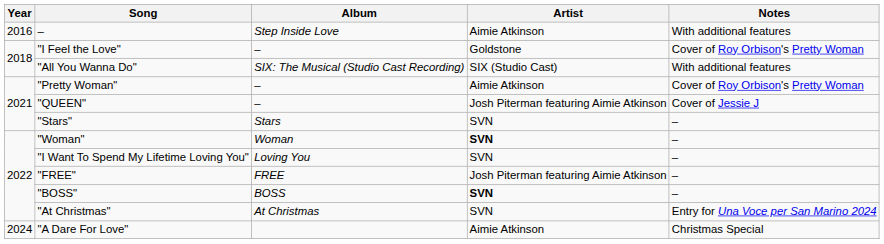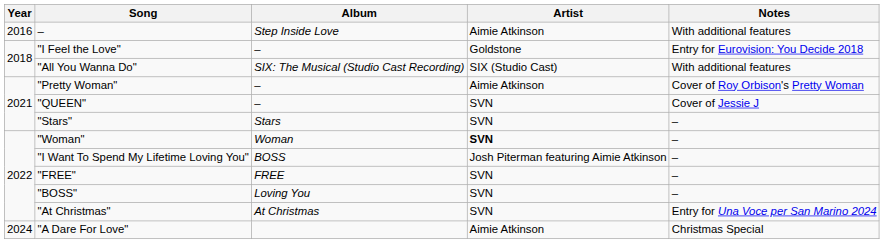(768, 49) Cover of Roy Orbison's Pretty Woman -> (768, 49) Entry for Eurovision: You Decide 2018
(568, 103) Josh Piterman featuring Aimie Atkinson -> (481, 103) SVN
(282, 157) Loving You -> (270, 157) BOSS
(481, 157) SVN -> (568, 157) Josh Piterman featuring Aimie Atkinson
(568, 175) Josh Piterman featuring Aimie Atkinson -> (481, 175) SVN
(270, 193) BOSS -> (282, 193) Loving You
(481, 193) bold -> (481, 193) normal
